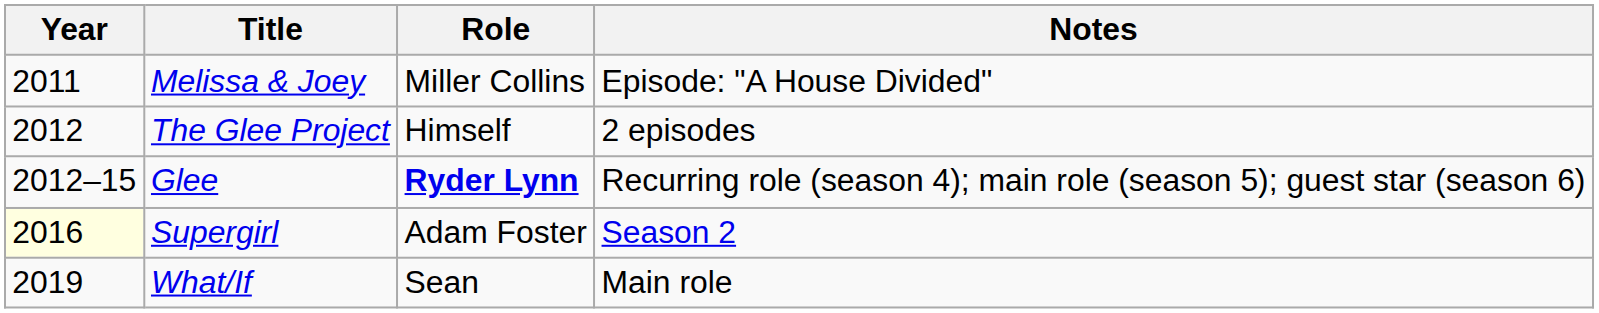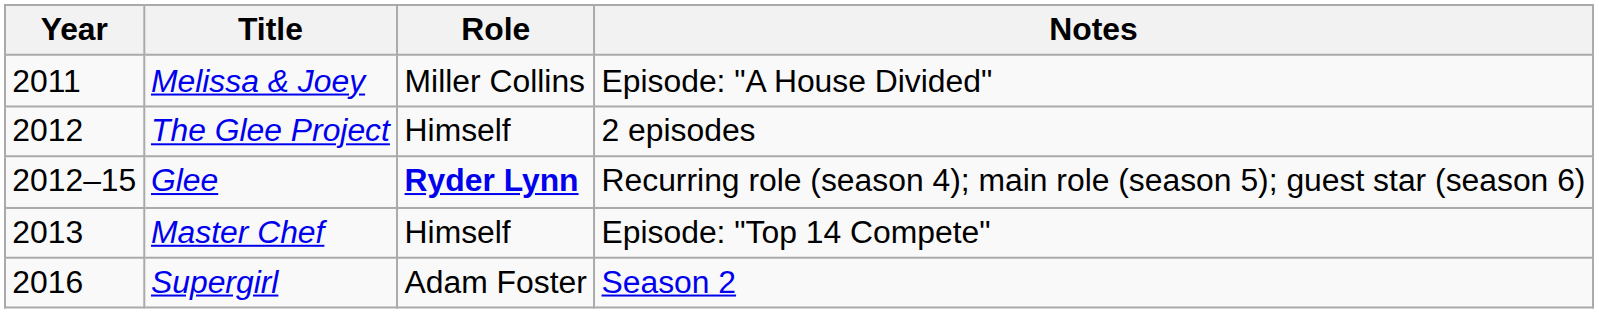+ row: (238, 231)
(48, 231) lightyellow background -> (48, 282) no background
- row: (201, 282)
